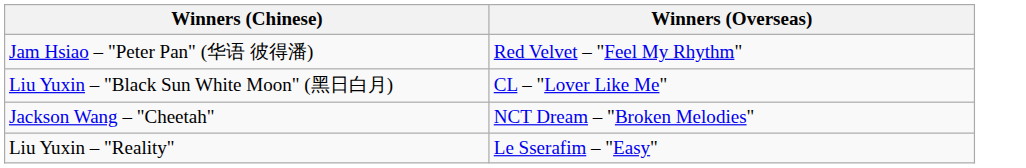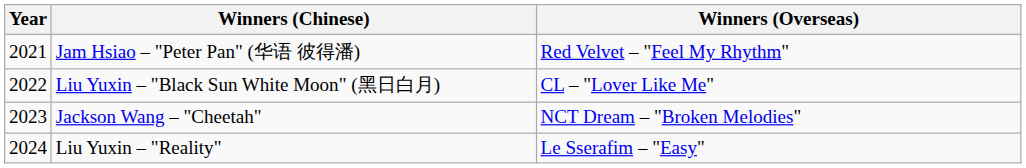+ column: (28, 19)
